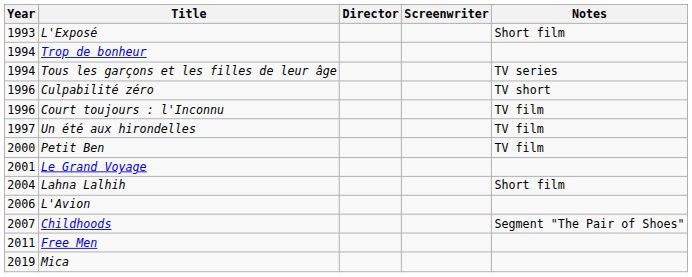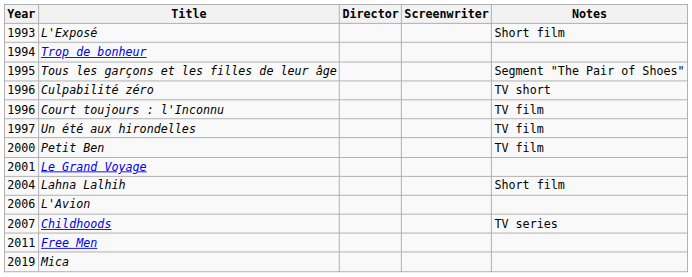(21, 71) 1994 -> (21, 71) 1995
(526, 71) TV series -> (590, 71) Segment "The Pair of Shoes"
(590, 224) Segment "The Pair of Shoes" -> (526, 224) TV series
